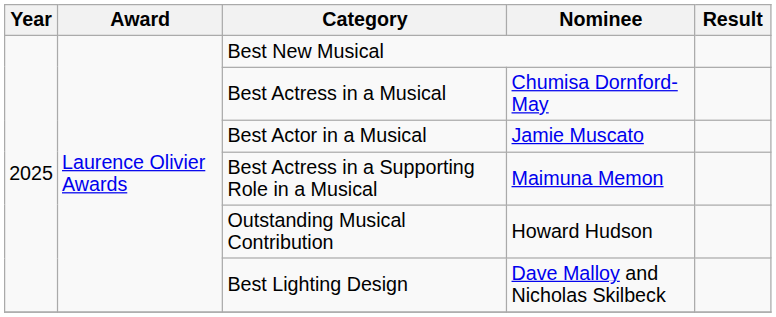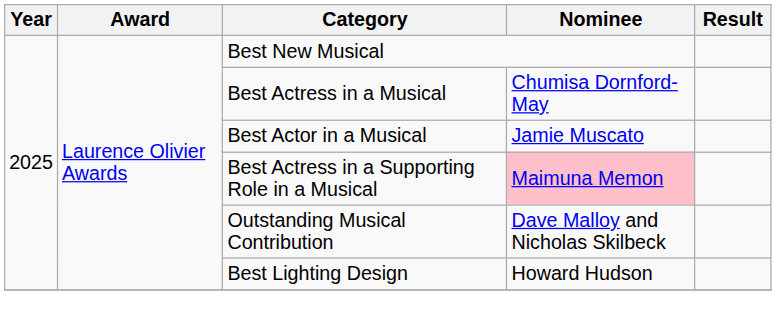(588, 178) no background -> (588, 178) pink background
(582, 231) Howard Hudson -> (589, 231) Dave Malloy and Nicholas Skilbeck
(589, 284) Dave Malloy and Nicholas Skilbeck -> (582, 273) Howard Hudson
